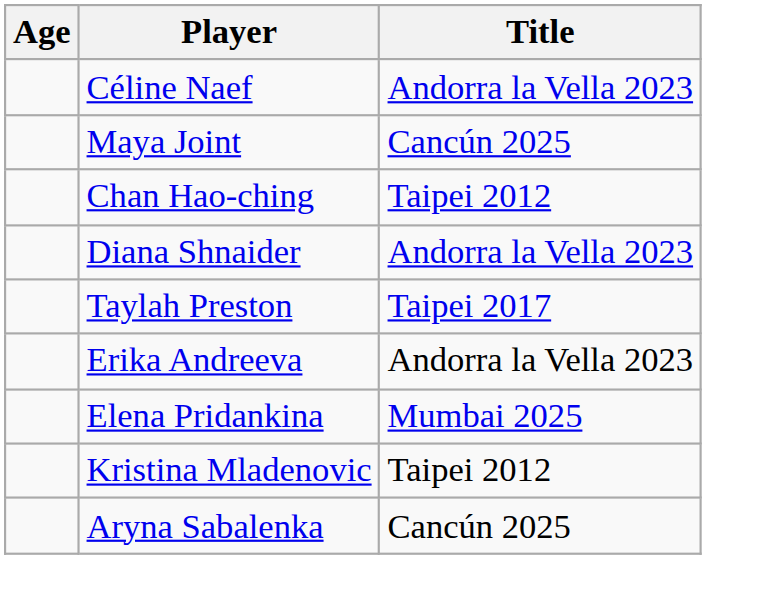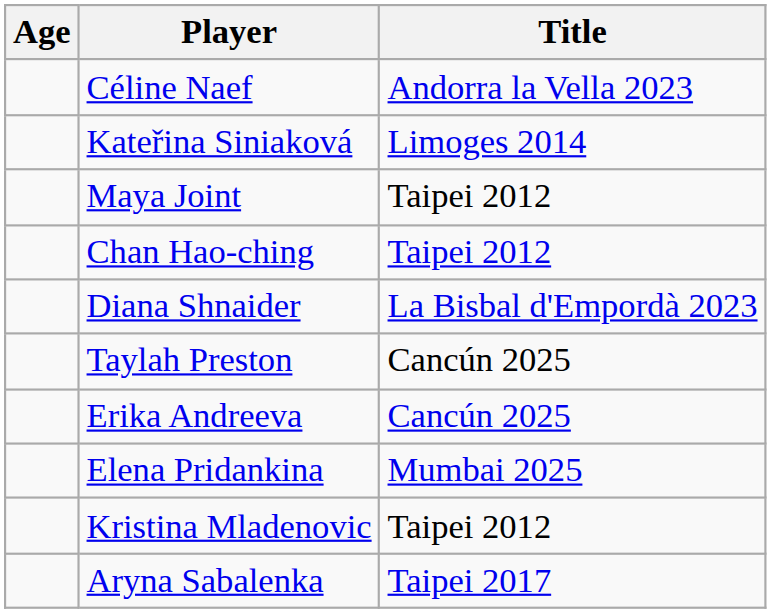+ row: (219, 141)
(479, 141) Cancún 2025 -> (469, 196) Taipei 2012
(540, 251) Andorra la Vella 2023 -> (573, 305) La Bisbal d'Empordà 2023
(469, 305) Taipei 2017 -> (479, 360) Cancún 2025
(540, 360) Andorra la Vella 2023 -> (479, 415) Cancún 2025
(479, 525) Cancún 2025 -> (469, 580) Taipei 2017
